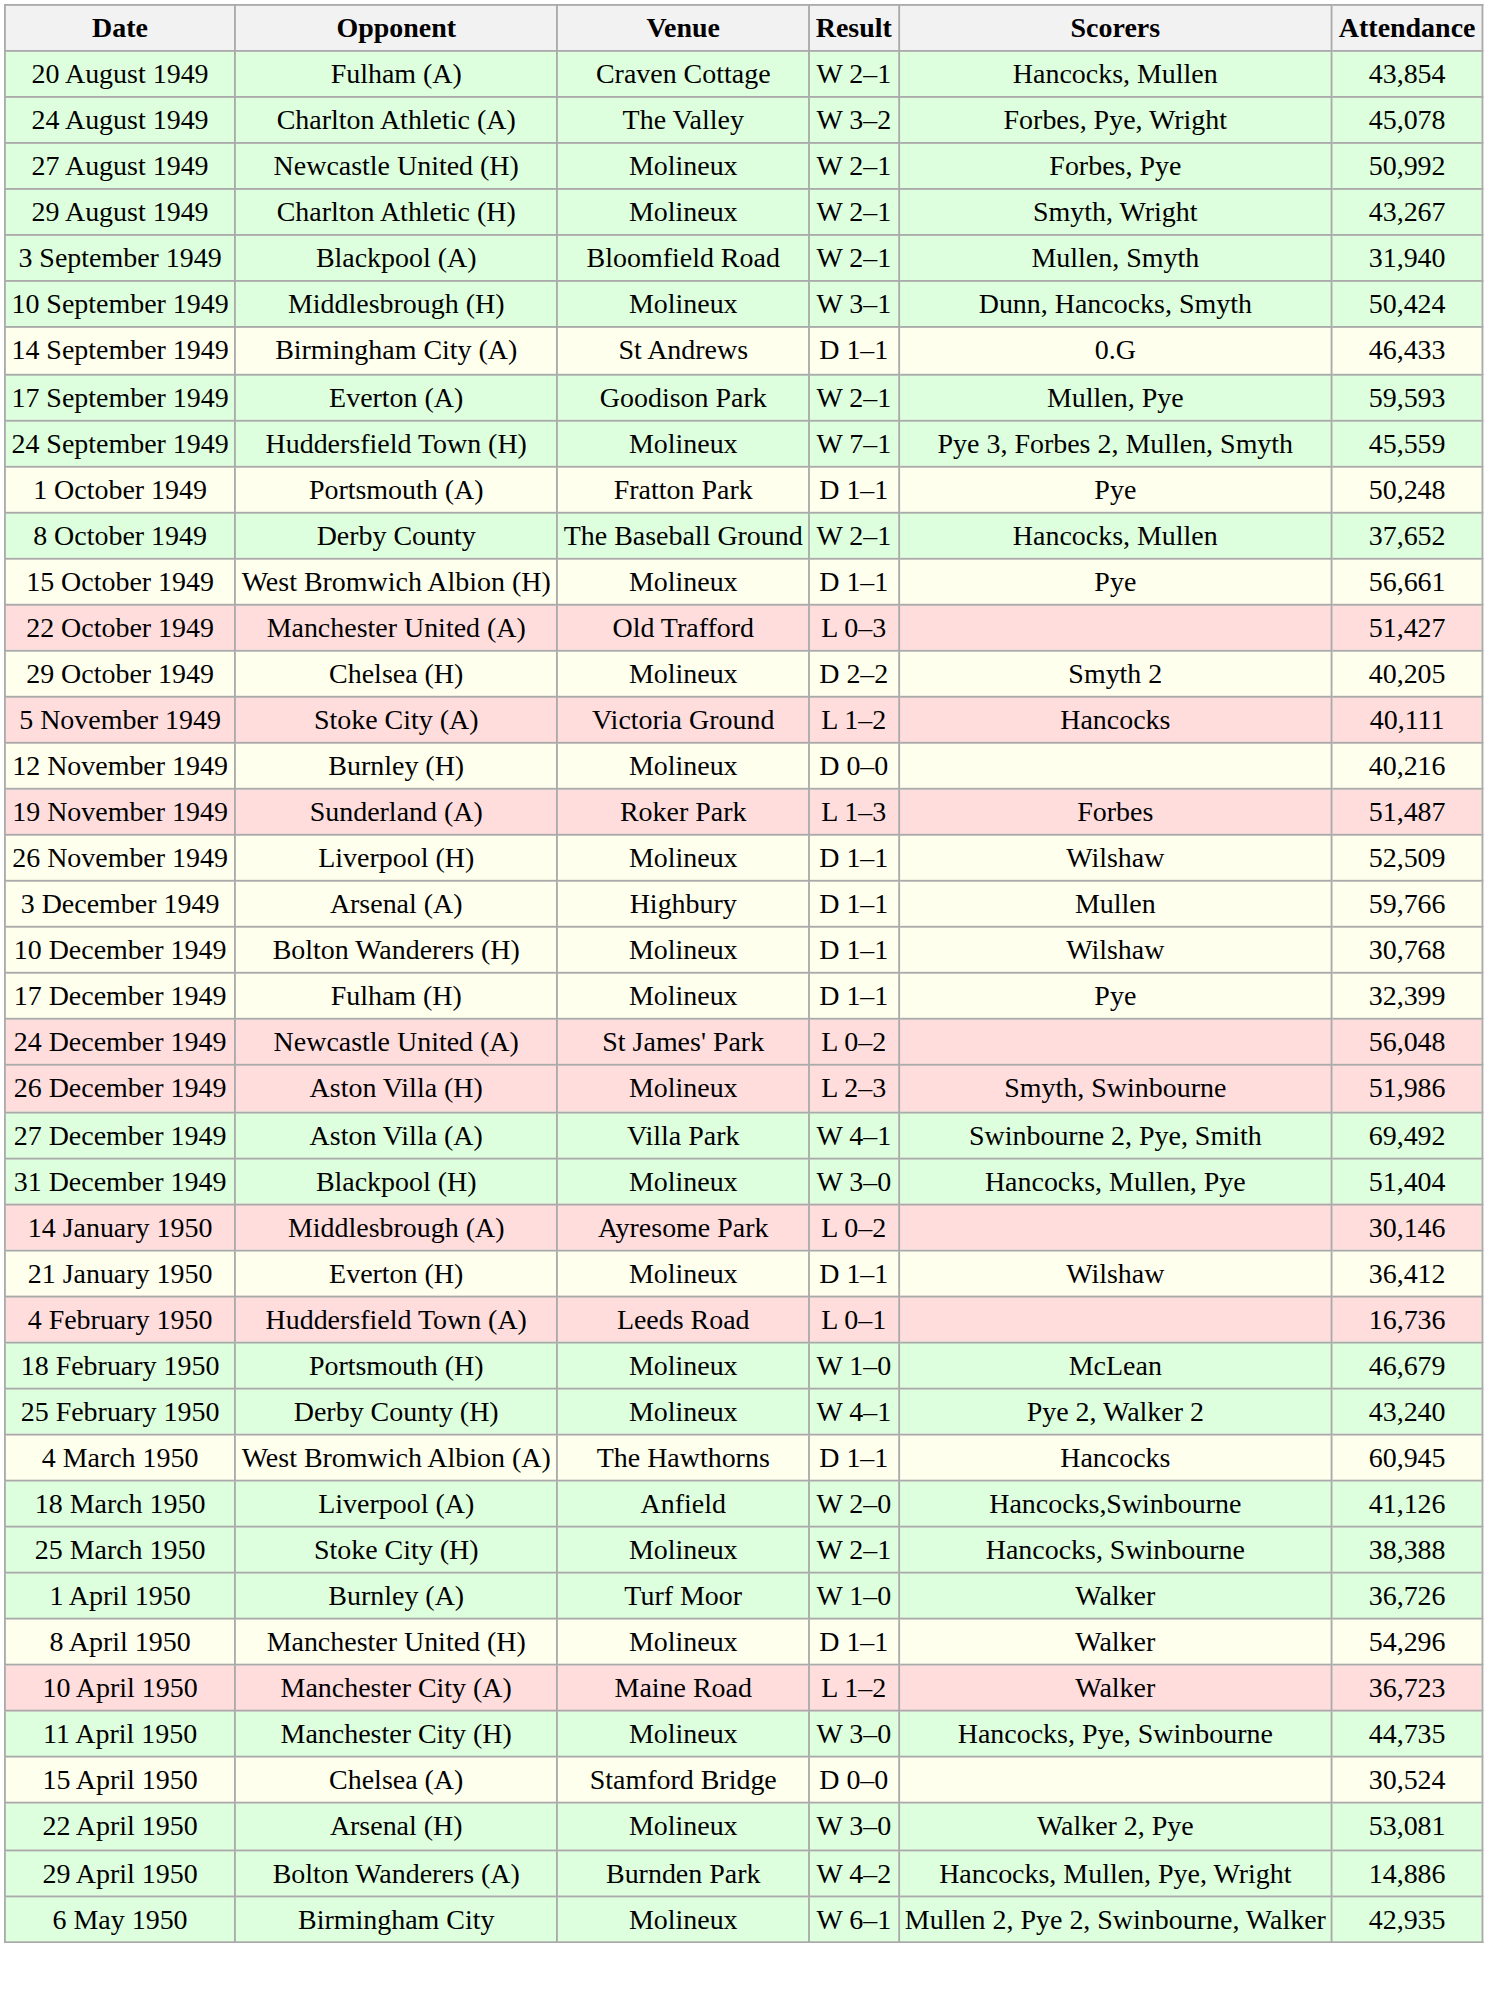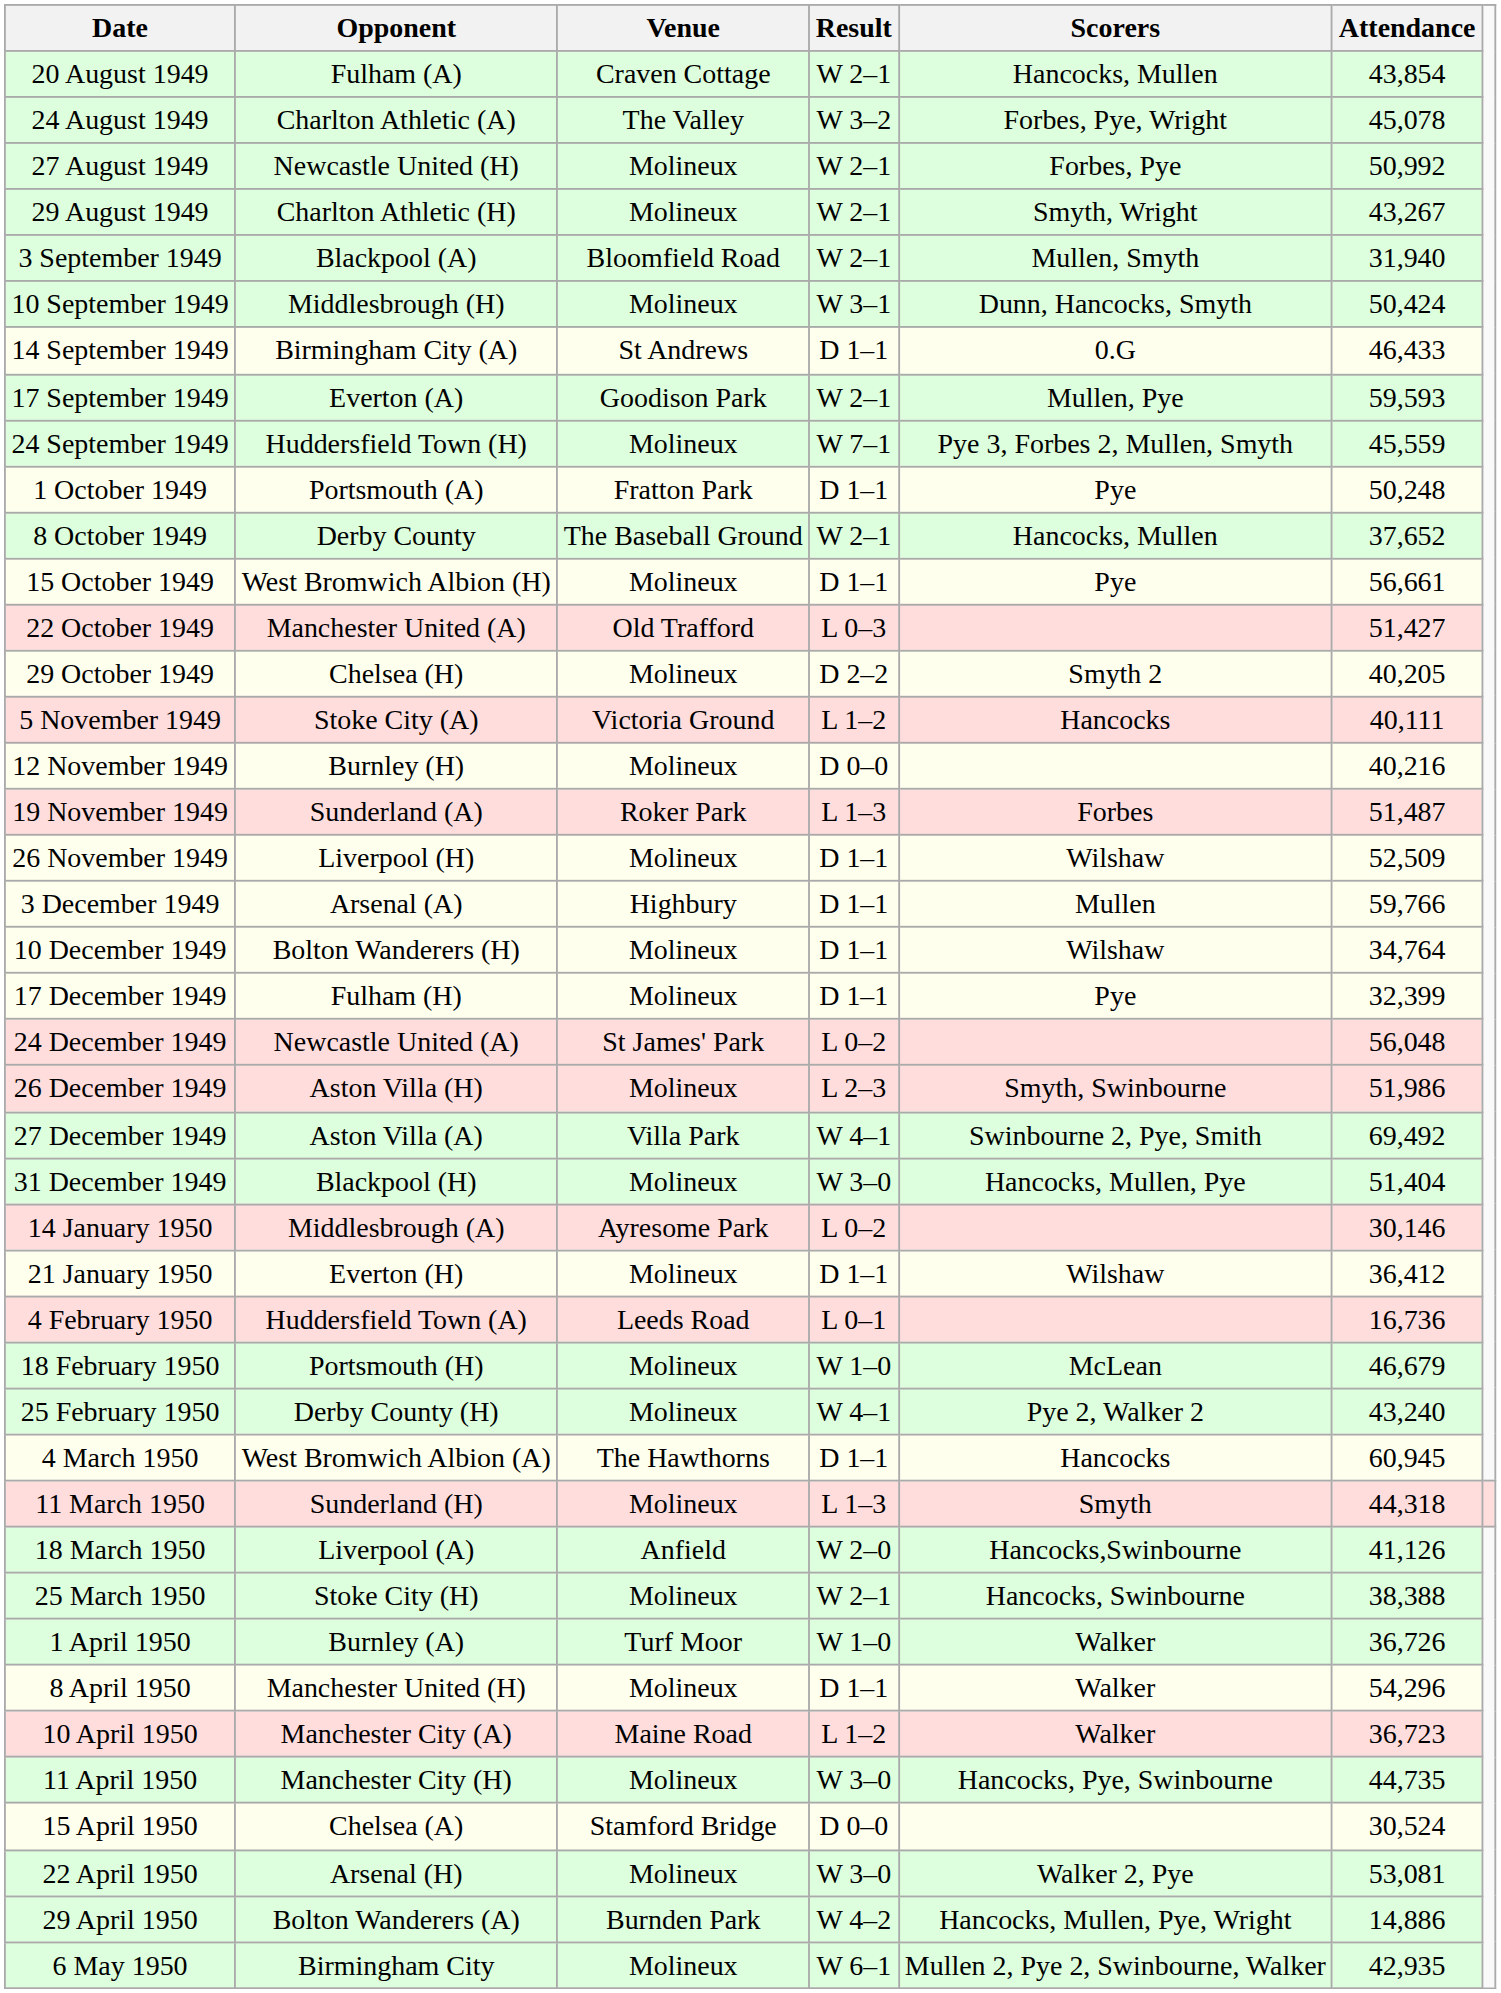(1407, 950) 30,768 -> (1407, 950) 34,764
+ row: (120, 1503)
